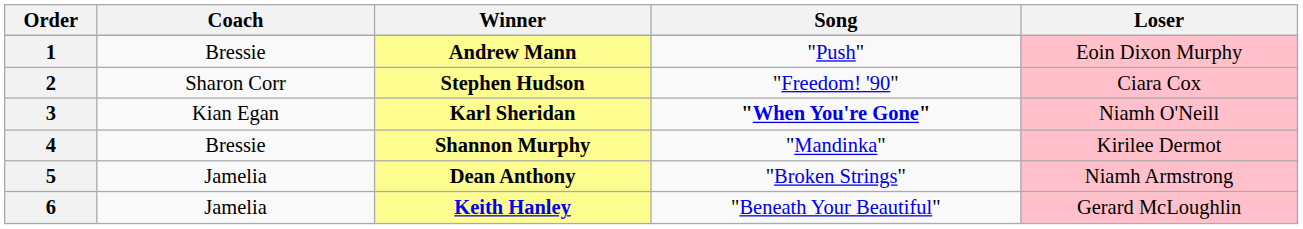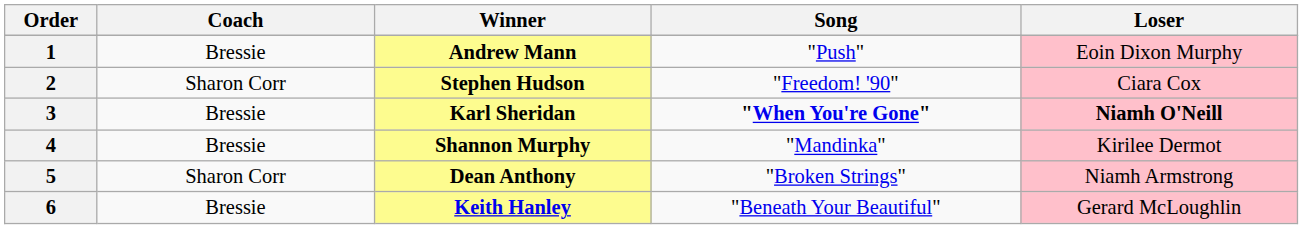(236, 114) Kian Egan -> (236, 114) Bressie
(1159, 114) normal -> (1159, 114) bold
(236, 176) Jamelia -> (235, 176) Sharon Corr
(236, 207) Jamelia -> (236, 207) Bressie
